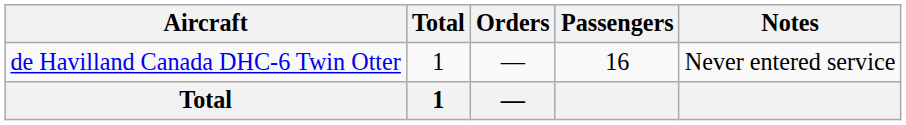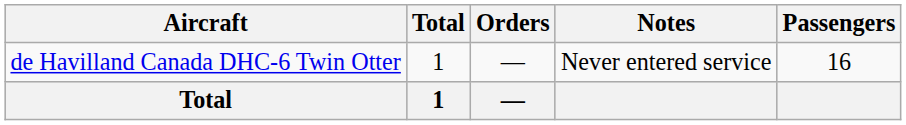columns swapped: (617, 23) <-> (790, 23)
